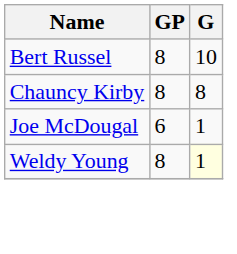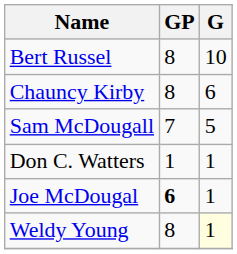(200, 91) 8 -> (210, 91) 6
+ row: (82, 126)
+ row: (77, 160)
(160, 126) normal -> (170, 195) bold
